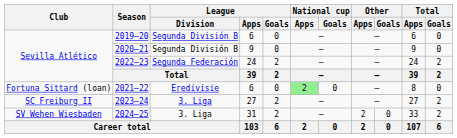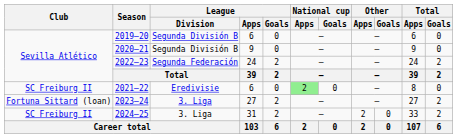(59, 88) Fortuna Sittard (loan) -> (59, 88) SC Freiburg II
(59, 101) SC Freiburg II -> (59, 101) Fortuna Sittard (loan)
(59, 114) SV Wehen Wiesbaden -> (59, 114) SC Freiburg II
